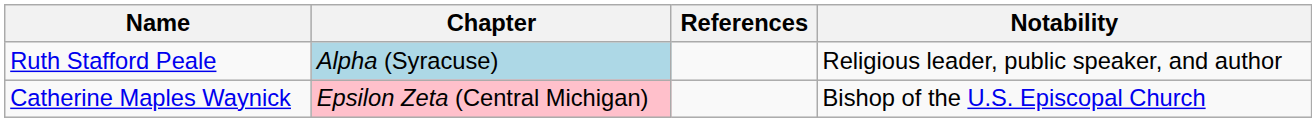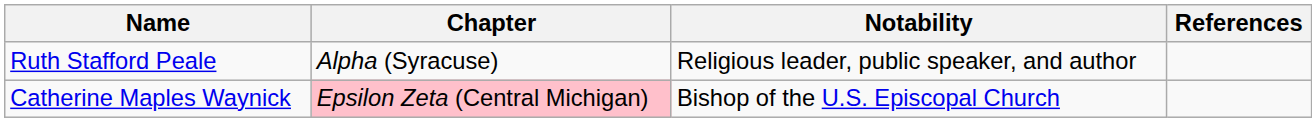columns swapped: (1064, 23) <-> (744, 23)
(408, 60) lightblue background -> (408, 60) no background
